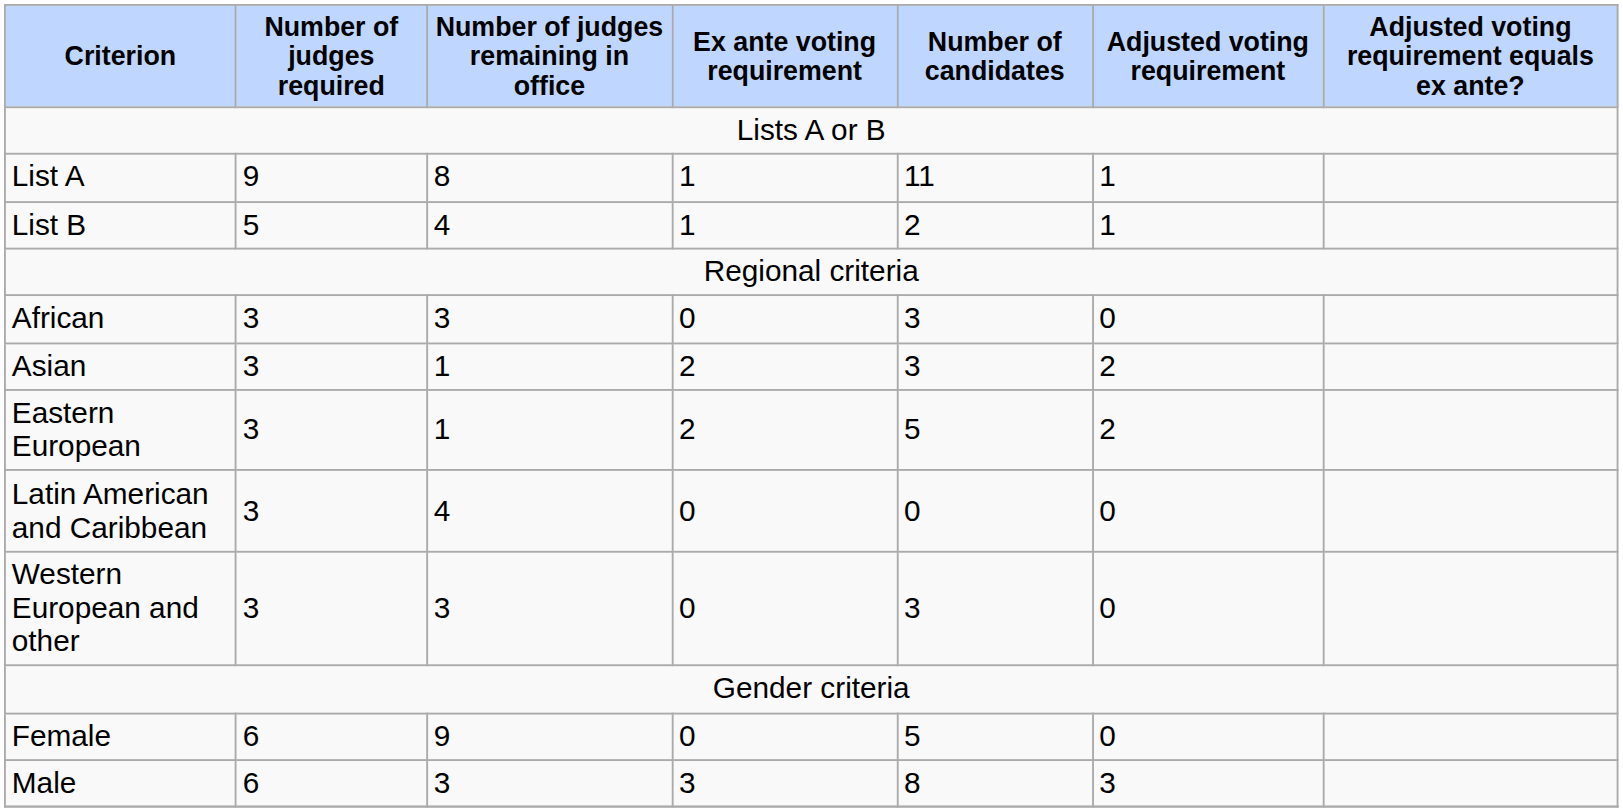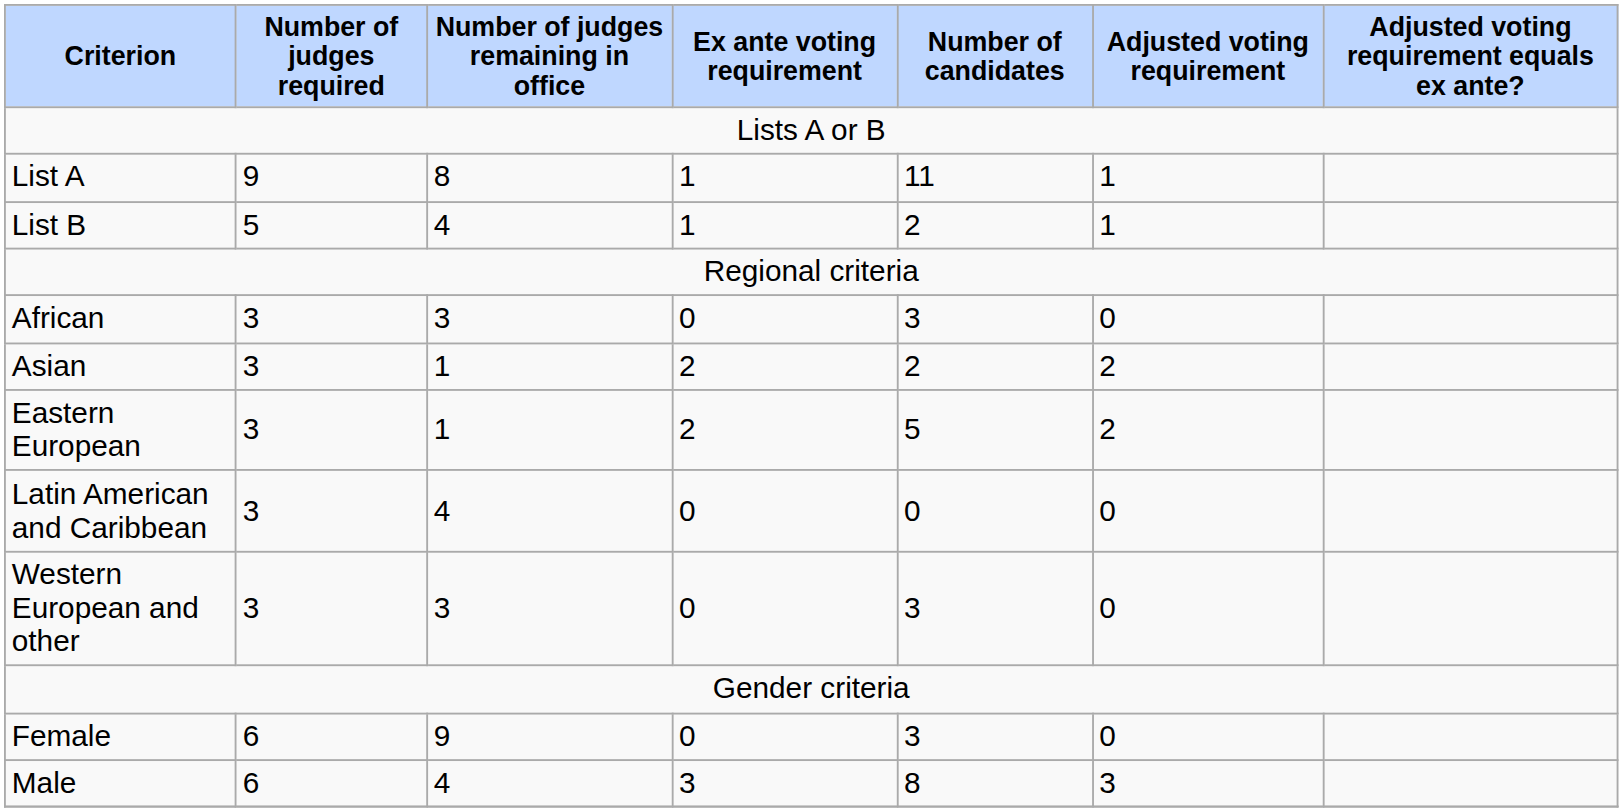(912, 365) 3 -> (912, 365) 2
(912, 735) 5 -> (912, 735) 3
(442, 783) 3 -> (442, 783) 4
